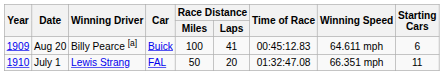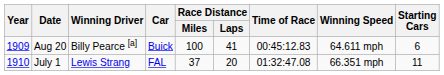(194, 63) 50 -> (194, 63) 37
